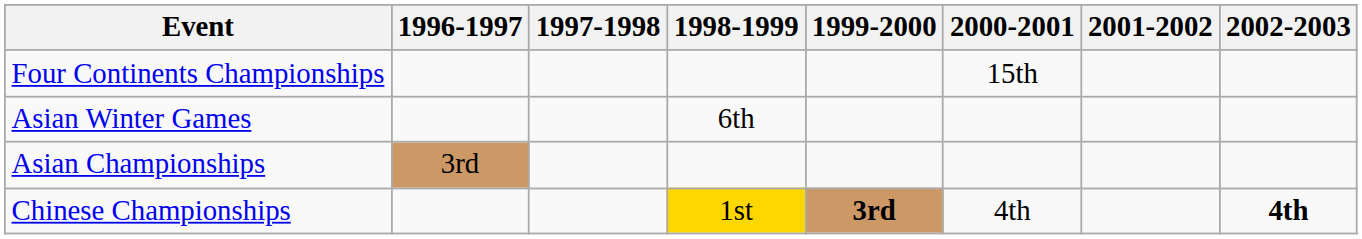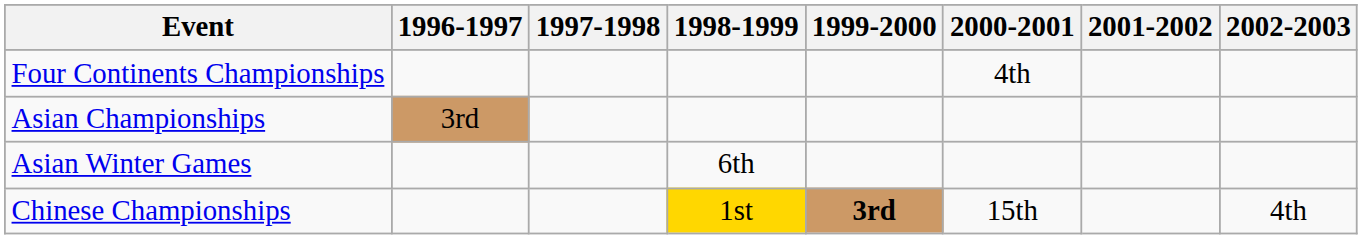(1012, 73) 15th -> (1012, 73) 4th
rows swapped: (131, 118) <-> (138, 164)
(1012, 210) 4th -> (1012, 210) 15th
(1288, 210) bold -> (1288, 210) normal
